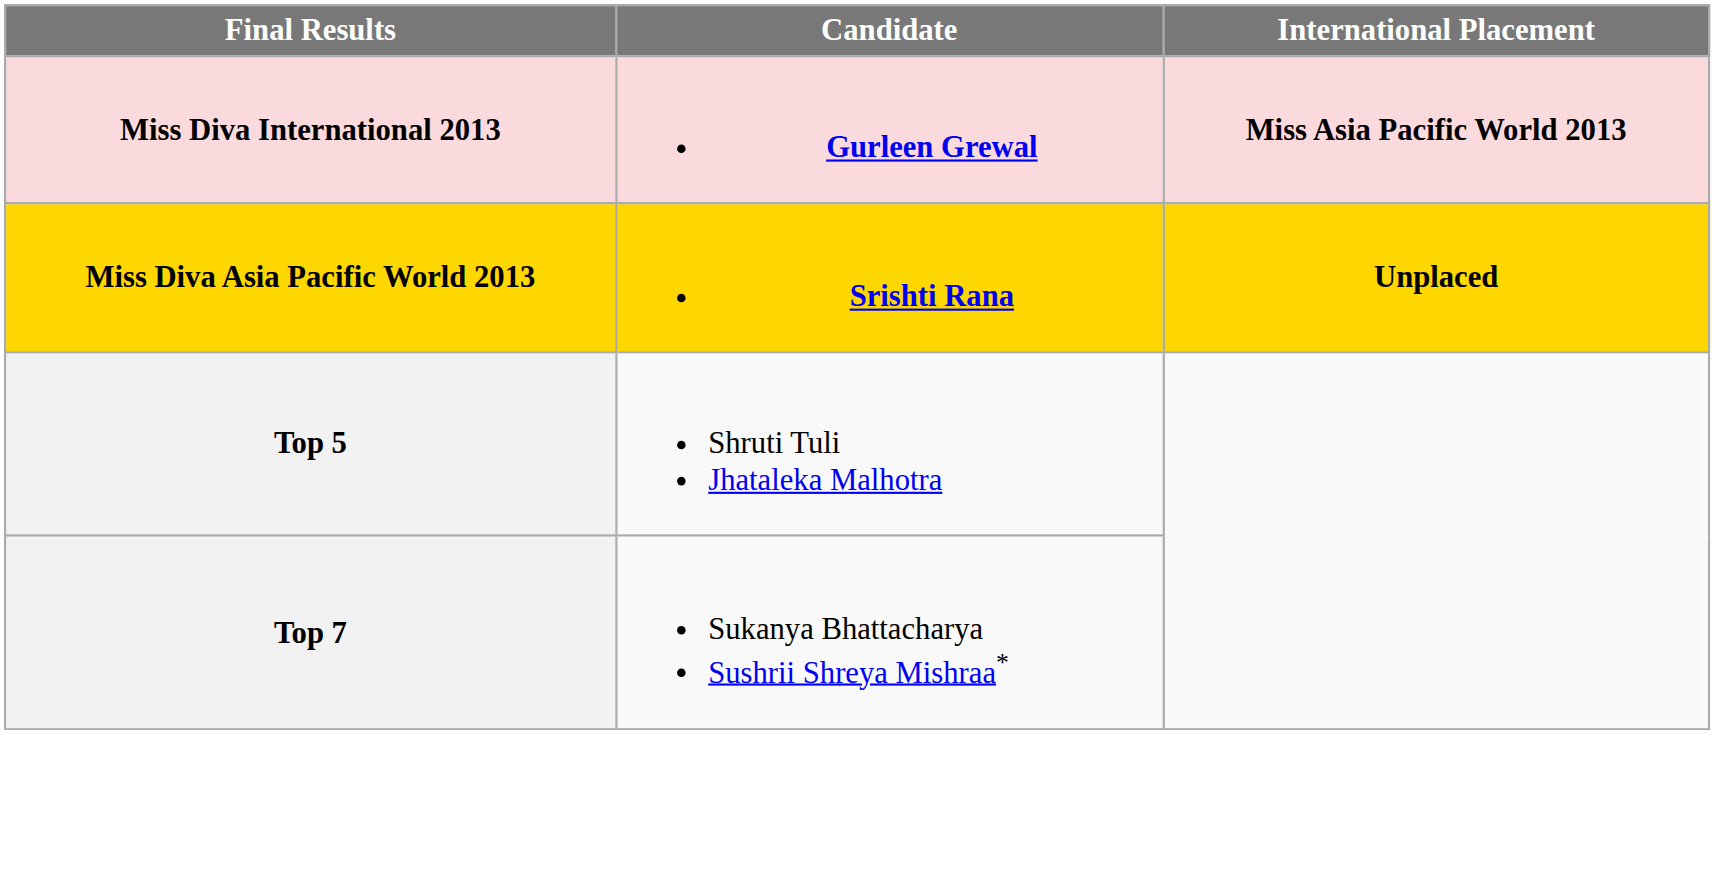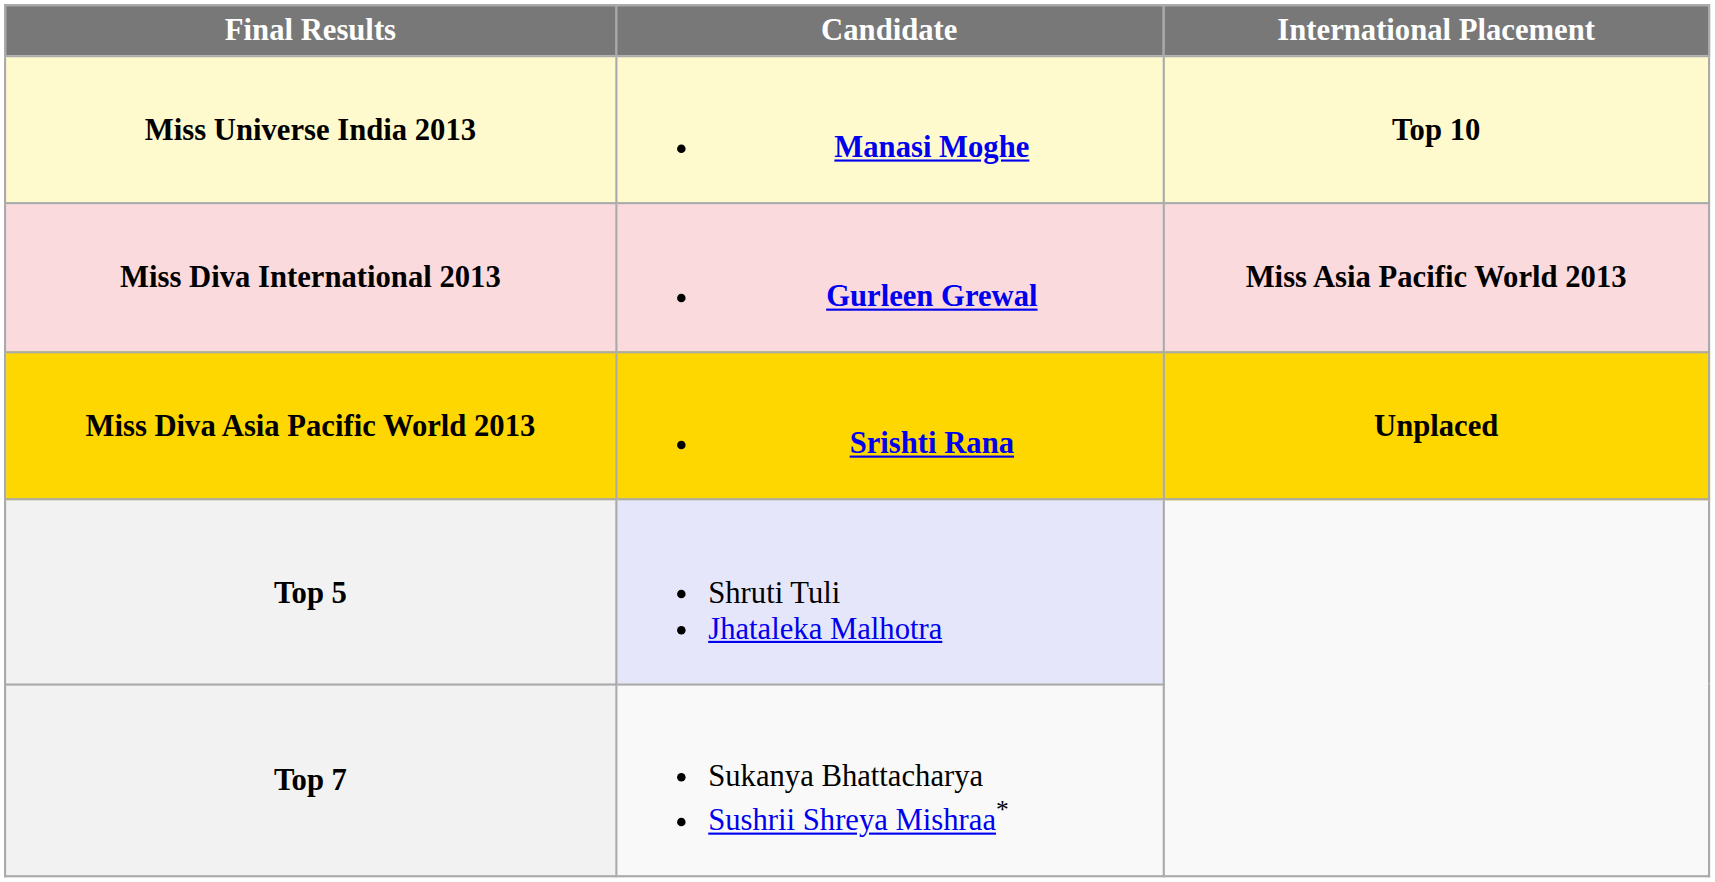+ row: (310, 129)
(889, 463) no background -> (889, 611) lavender background
